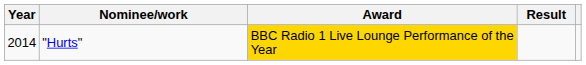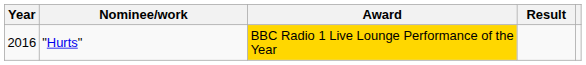(22, 42) 2014 -> (22, 42) 2016
